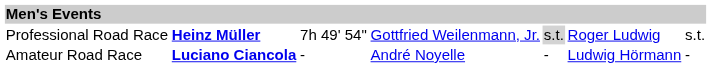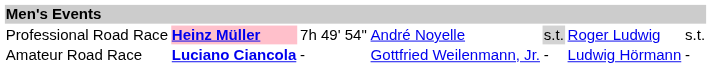(216, 34) no background -> (216, 34) pink background
(455, 34) Gottfried Weilenmann, Jr. -> (418, 34) André Noyelle
(418, 55) André Noyelle -> (455, 55) Gottfried Weilenmann, Jr.
